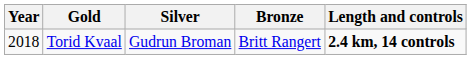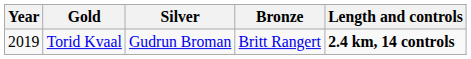(24, 41) 2018 -> (24, 41) 2019
